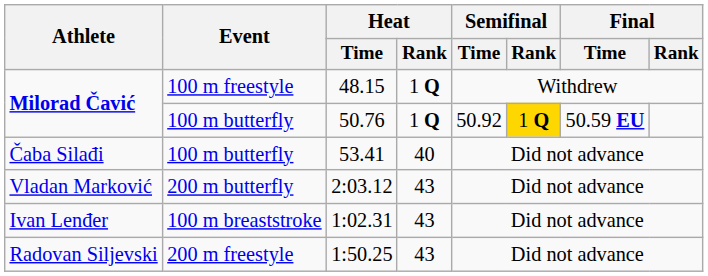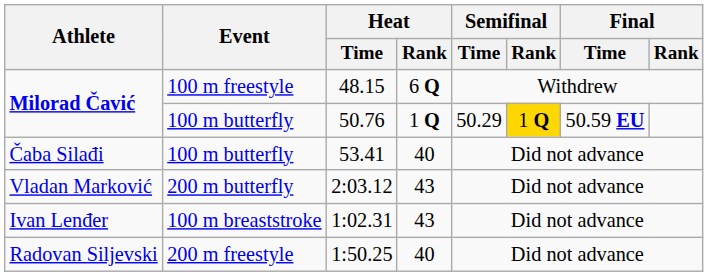(424, 86) 1 Q -> (424, 86) 6 Q
(479, 120) 50.92 -> (479, 120) 50.29
(424, 254) 43 -> (424, 254) 40
